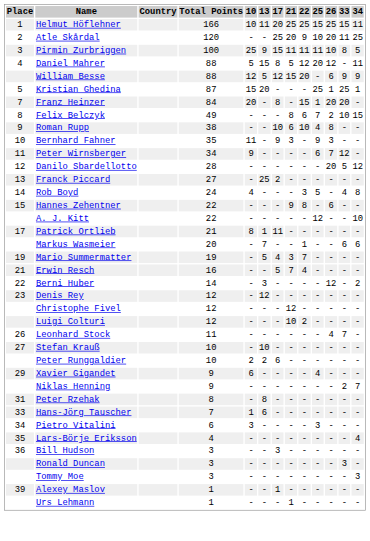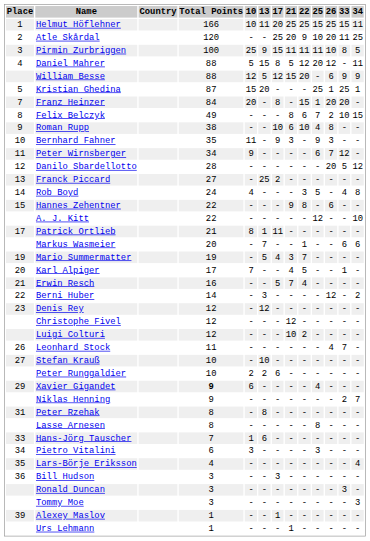+ row: (68, 270)
(211, 374) normal -> (211, 386) bold
+ row: (70, 425)
